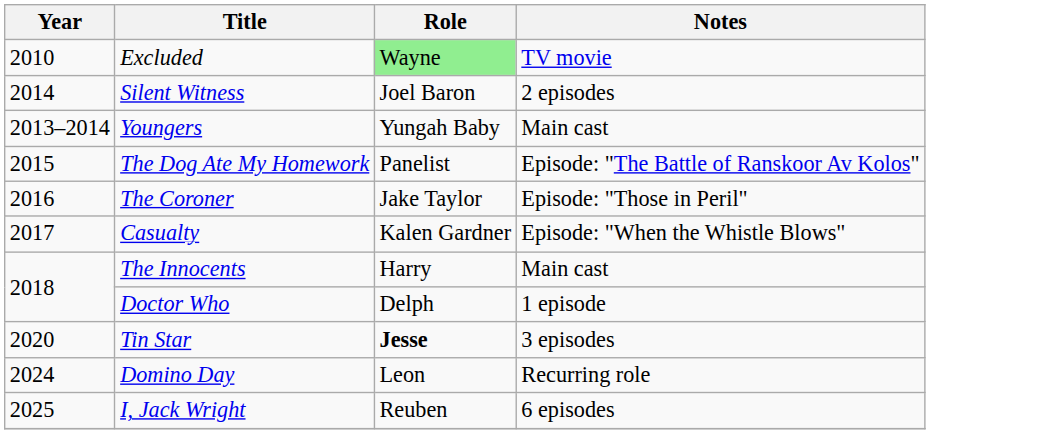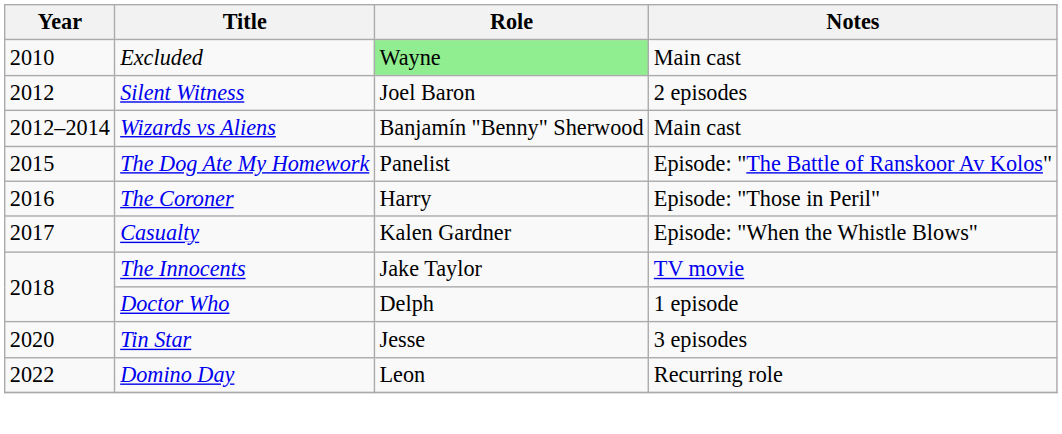(567, 57) TV movie -> (697, 57) Main cast
(32, 92) 2014 -> (32, 92) 2012
+ row: (198, 127)
- row: (161, 127)
(431, 198) Jake Taylor -> (405, 198) Harry
(405, 269) Harry -> (431, 269) Jake Taylor
(565, 269) Main cast -> (699, 269) TV movie
(404, 339) bold -> (402, 339) normal
(32, 374) 2024 -> (32, 374) 2022
- row: (183, 410)
